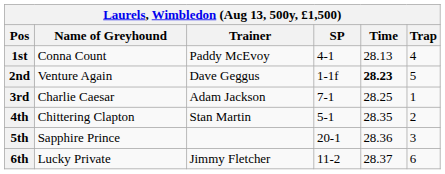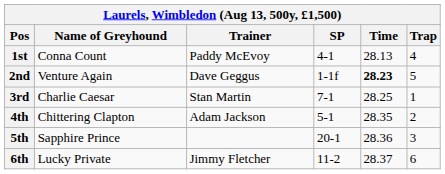(227, 96) Adam Jackson -> (220, 96) Stan Martin
(220, 117) Stan Martin -> (227, 117) Adam Jackson
